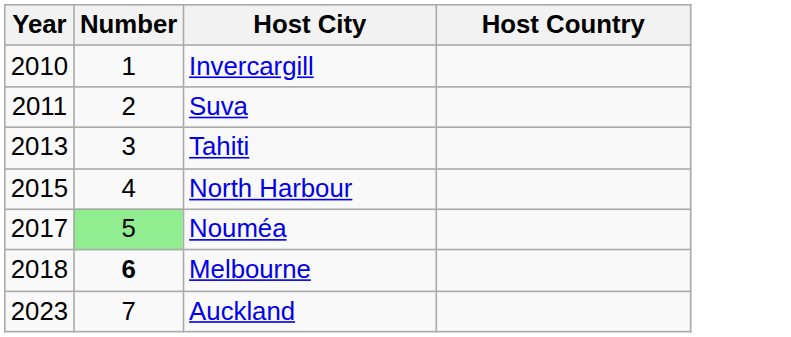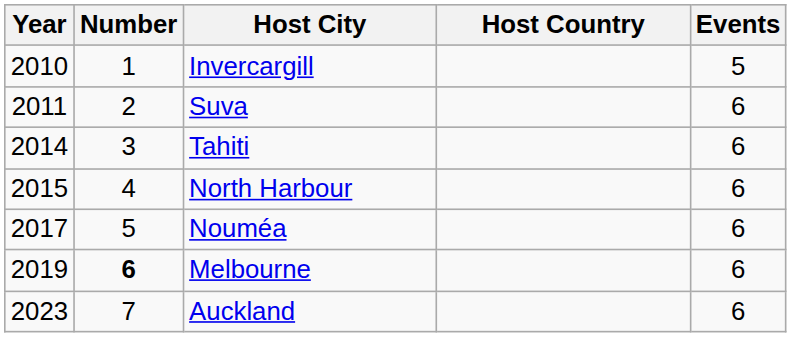+ column: (738, 24)
(39, 147) 2013 -> (39, 147) 2014
(129, 229) lightgreen background -> (129, 229) no background
(39, 270) 2018 -> (39, 270) 2019
